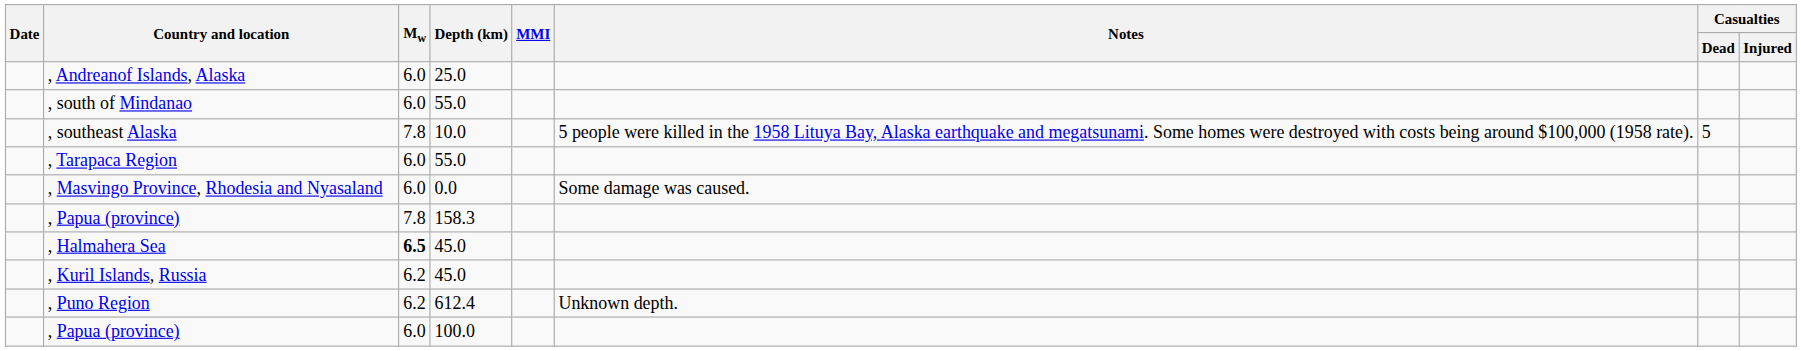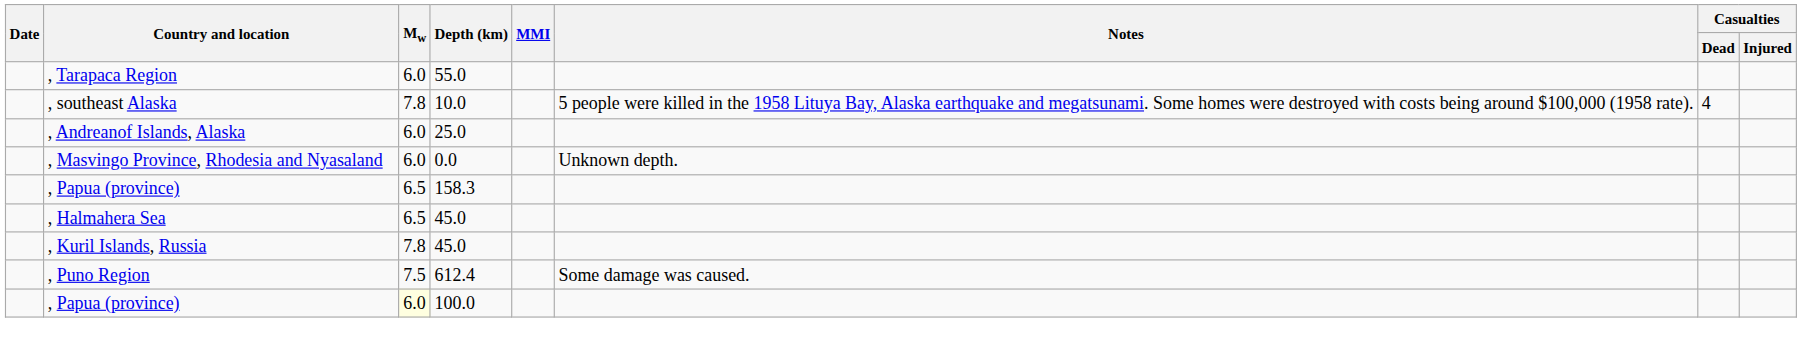rows swapped: (147, 75) <-> (112, 160)
- row: (120, 103)
(1706, 132) 5 -> (1706, 103) 4
(654, 189) Some damage was caused. -> (618, 160) Unknown depth.
(414, 217) 7.8 -> (414, 189) 6.5
(414, 246) bold -> (414, 217) normal
(414, 274) 6.2 -> (414, 246) 7.8
(414, 302) 6.2 -> (414, 274) 7.5
(618, 302) Unknown depth. -> (654, 274) Some damage was caused.
(414, 331) no background -> (414, 302) lightyellow background
